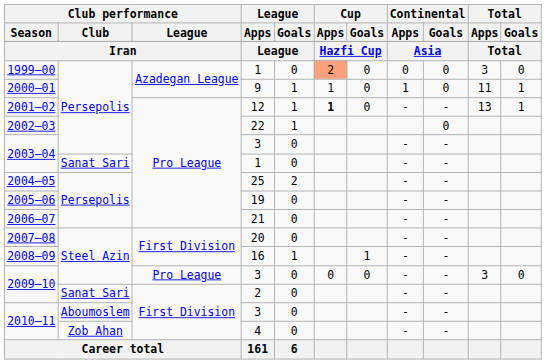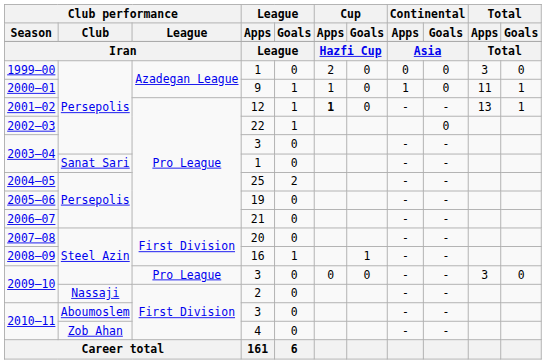(331, 70) lightsalmon background -> (331, 70) no background
(95, 293) Sanat Sari -> (95, 293) Nassaji
